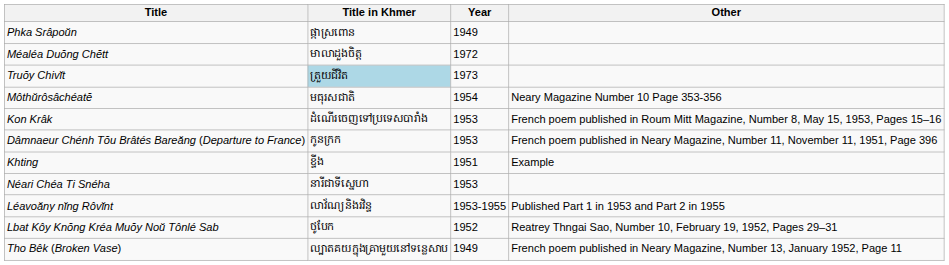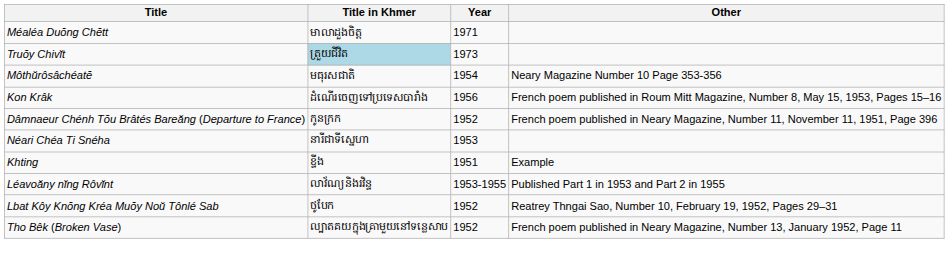- row: (42, 32)
(466, 54) 1972 -> (466, 32) 1971
(466, 119) 1953 -> (466, 97) 1956
(466, 141) 1953 -> (466, 119) 1952
rows swapped: (23, 162) <-> (58, 184)
(466, 249) 1949 -> (466, 227) 1952
